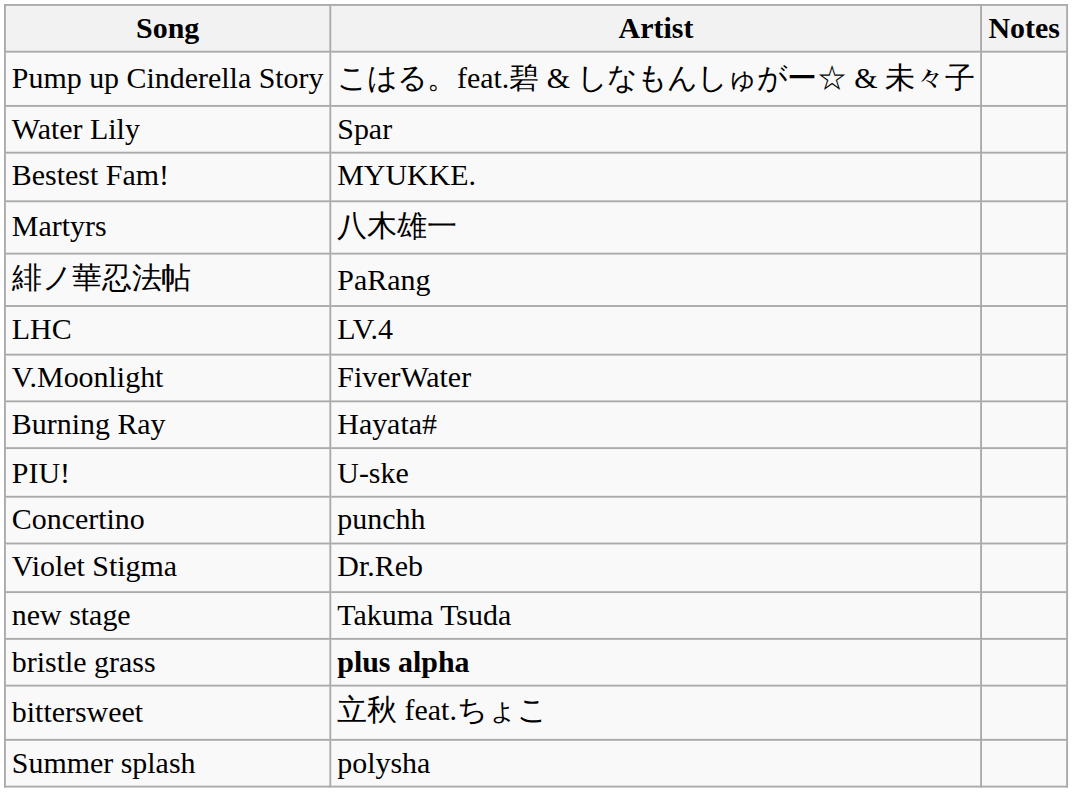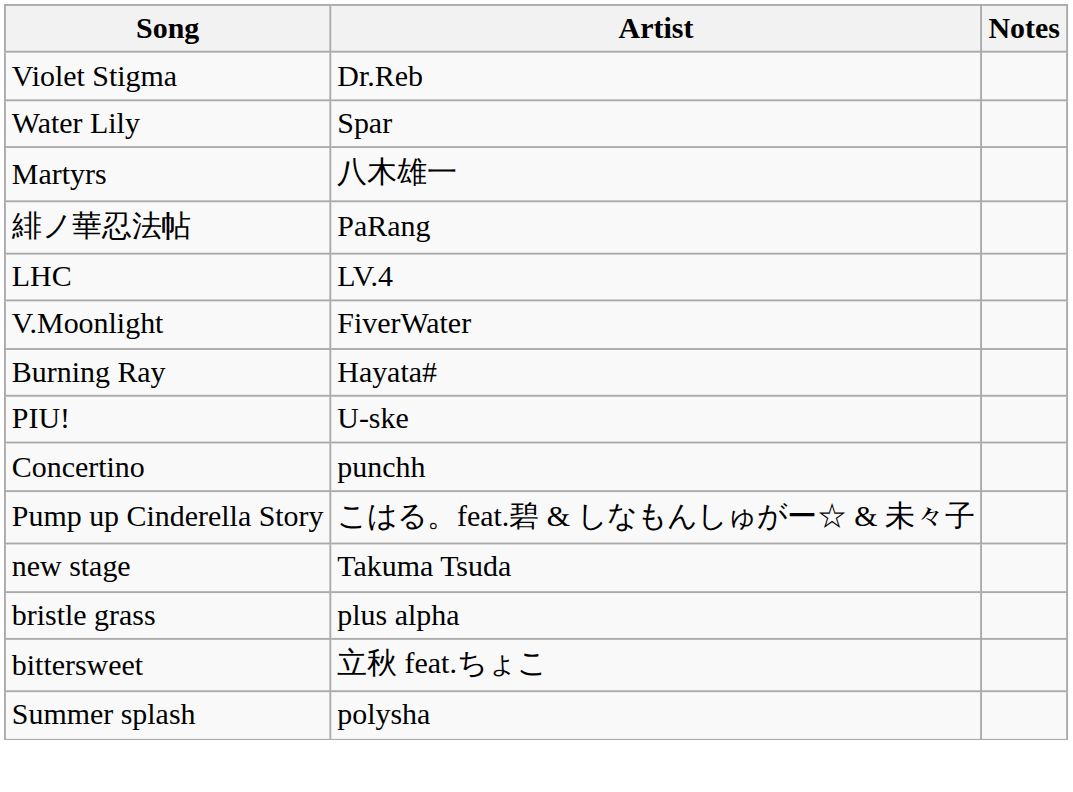rows swapped: (94, 567) <-> (168, 78)
- row: (90, 176)
(403, 661) bold -> (398, 614) normal
